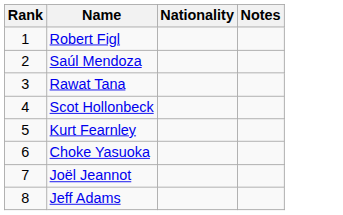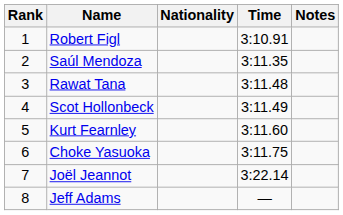+ column: (265, 15)
